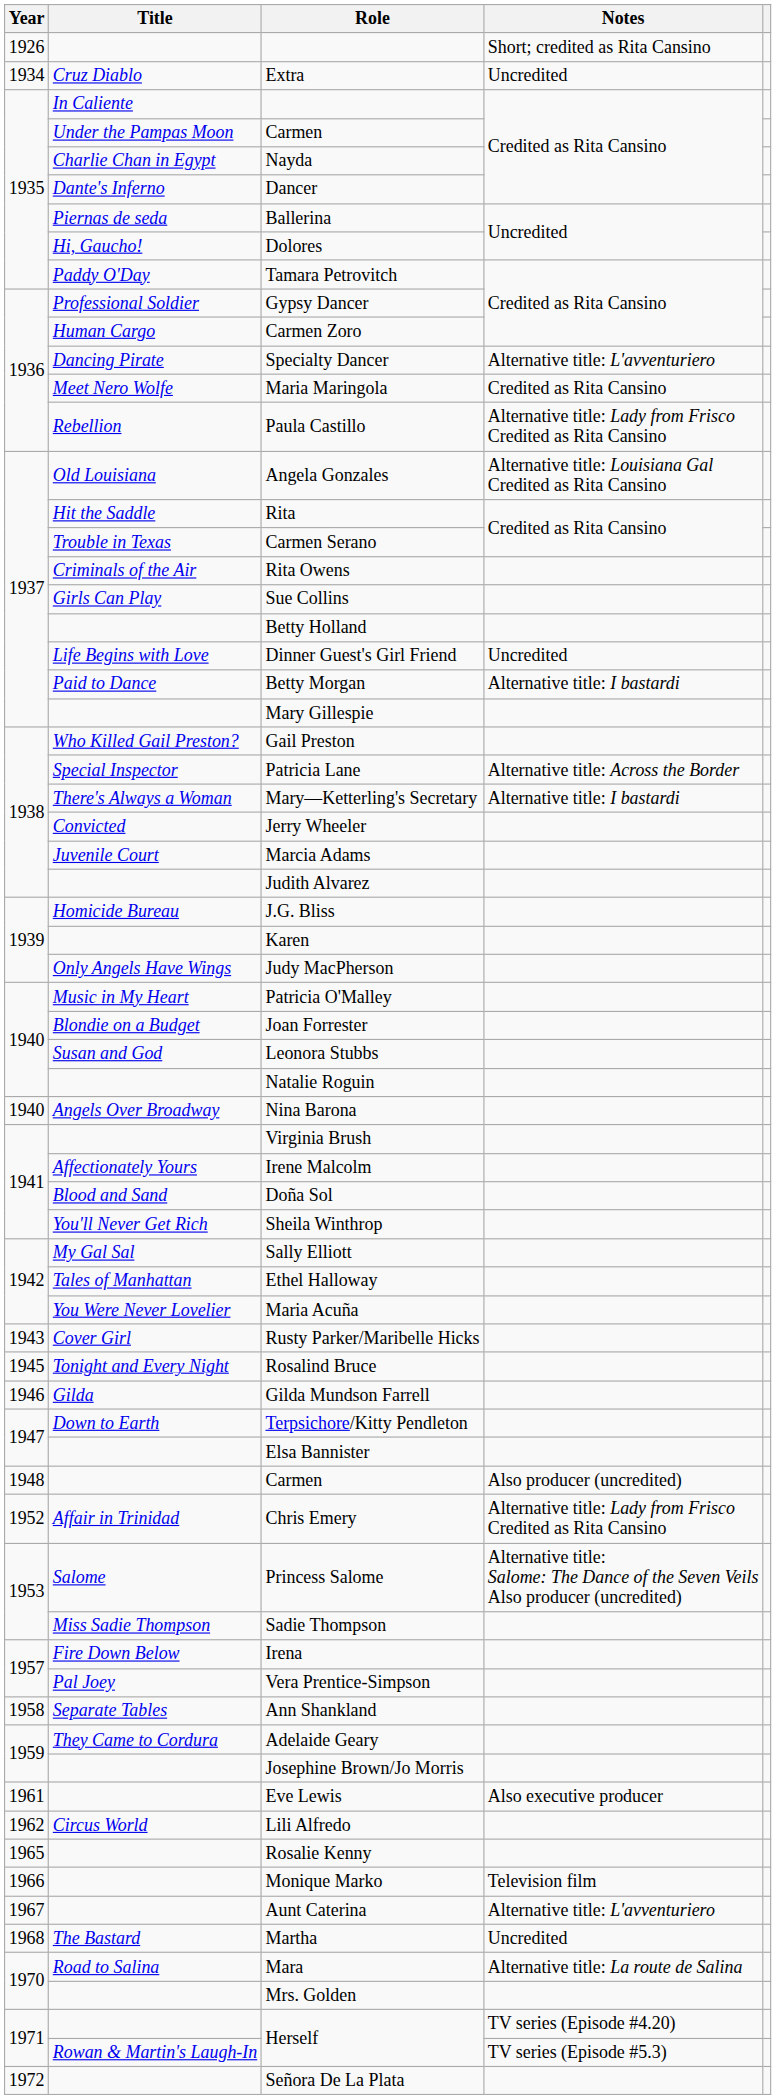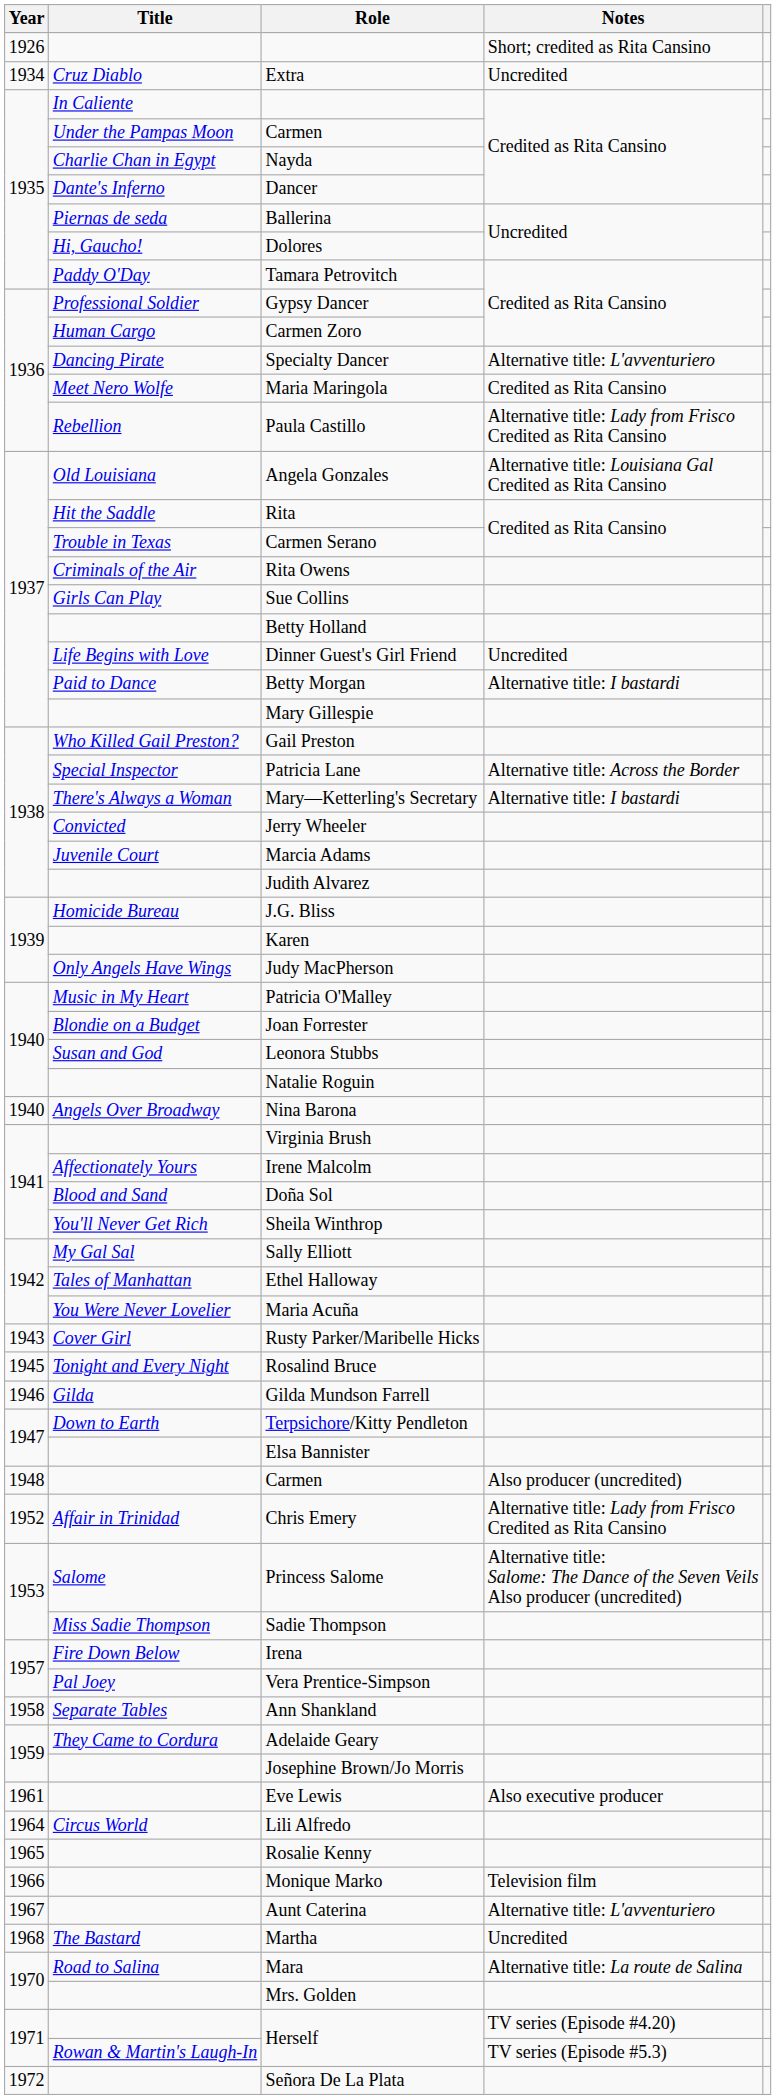(27, 1824) 1962 -> (27, 1824) 1964
